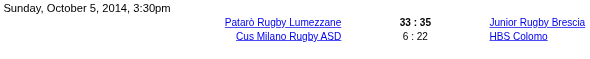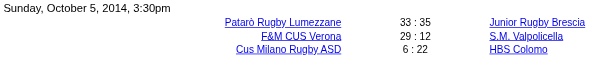(415, 23) bold -> (415, 23) normal
+ row: (301, 36)
